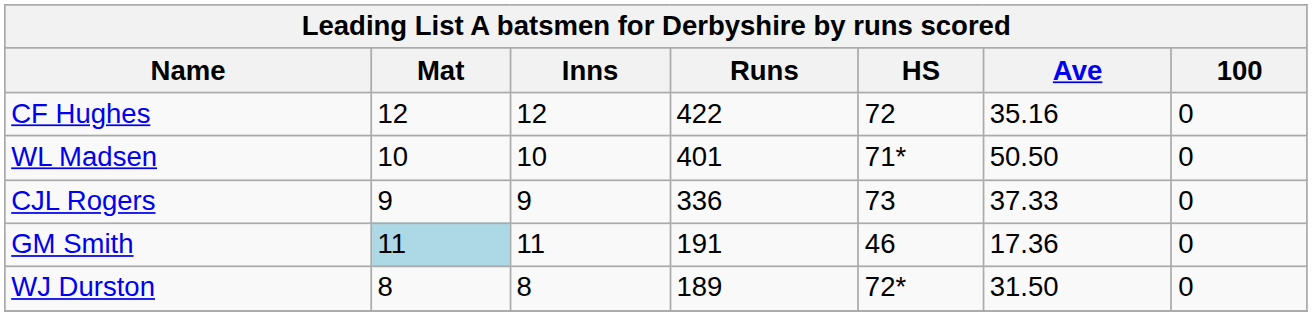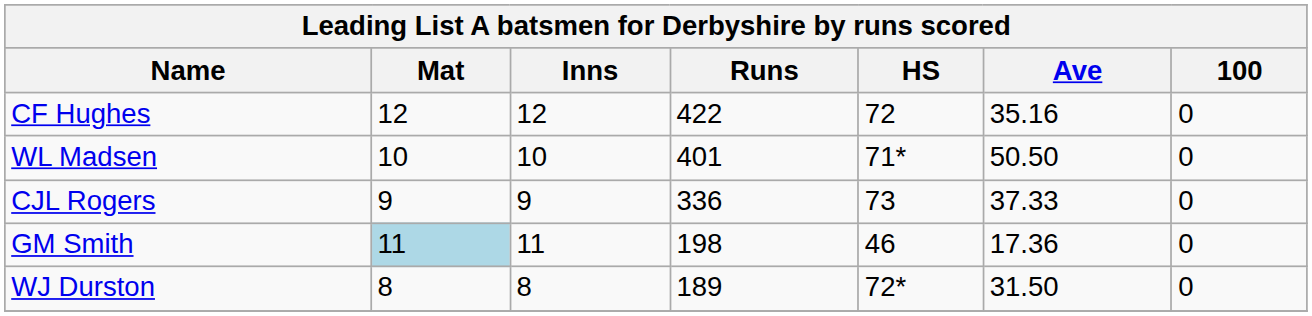(699, 244) 191 -> (699, 244) 198
